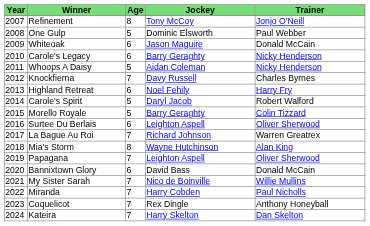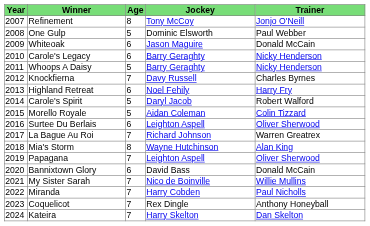(176, 67) Aidan Coleman -> (175, 67) Barry Geraghty
(175, 113) Barry Geraghty -> (176, 113) Aidan Coleman
